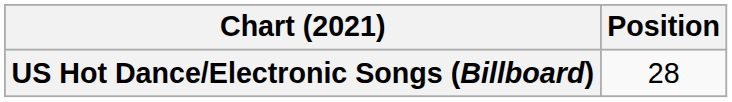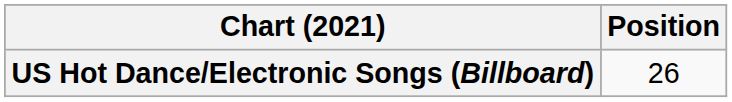(664, 72) 28 -> (664, 72) 26
